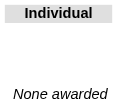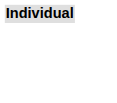- row: (6, 94)
